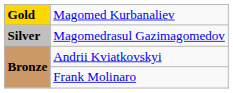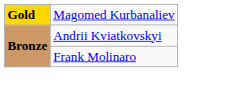- row: (139, 35)
